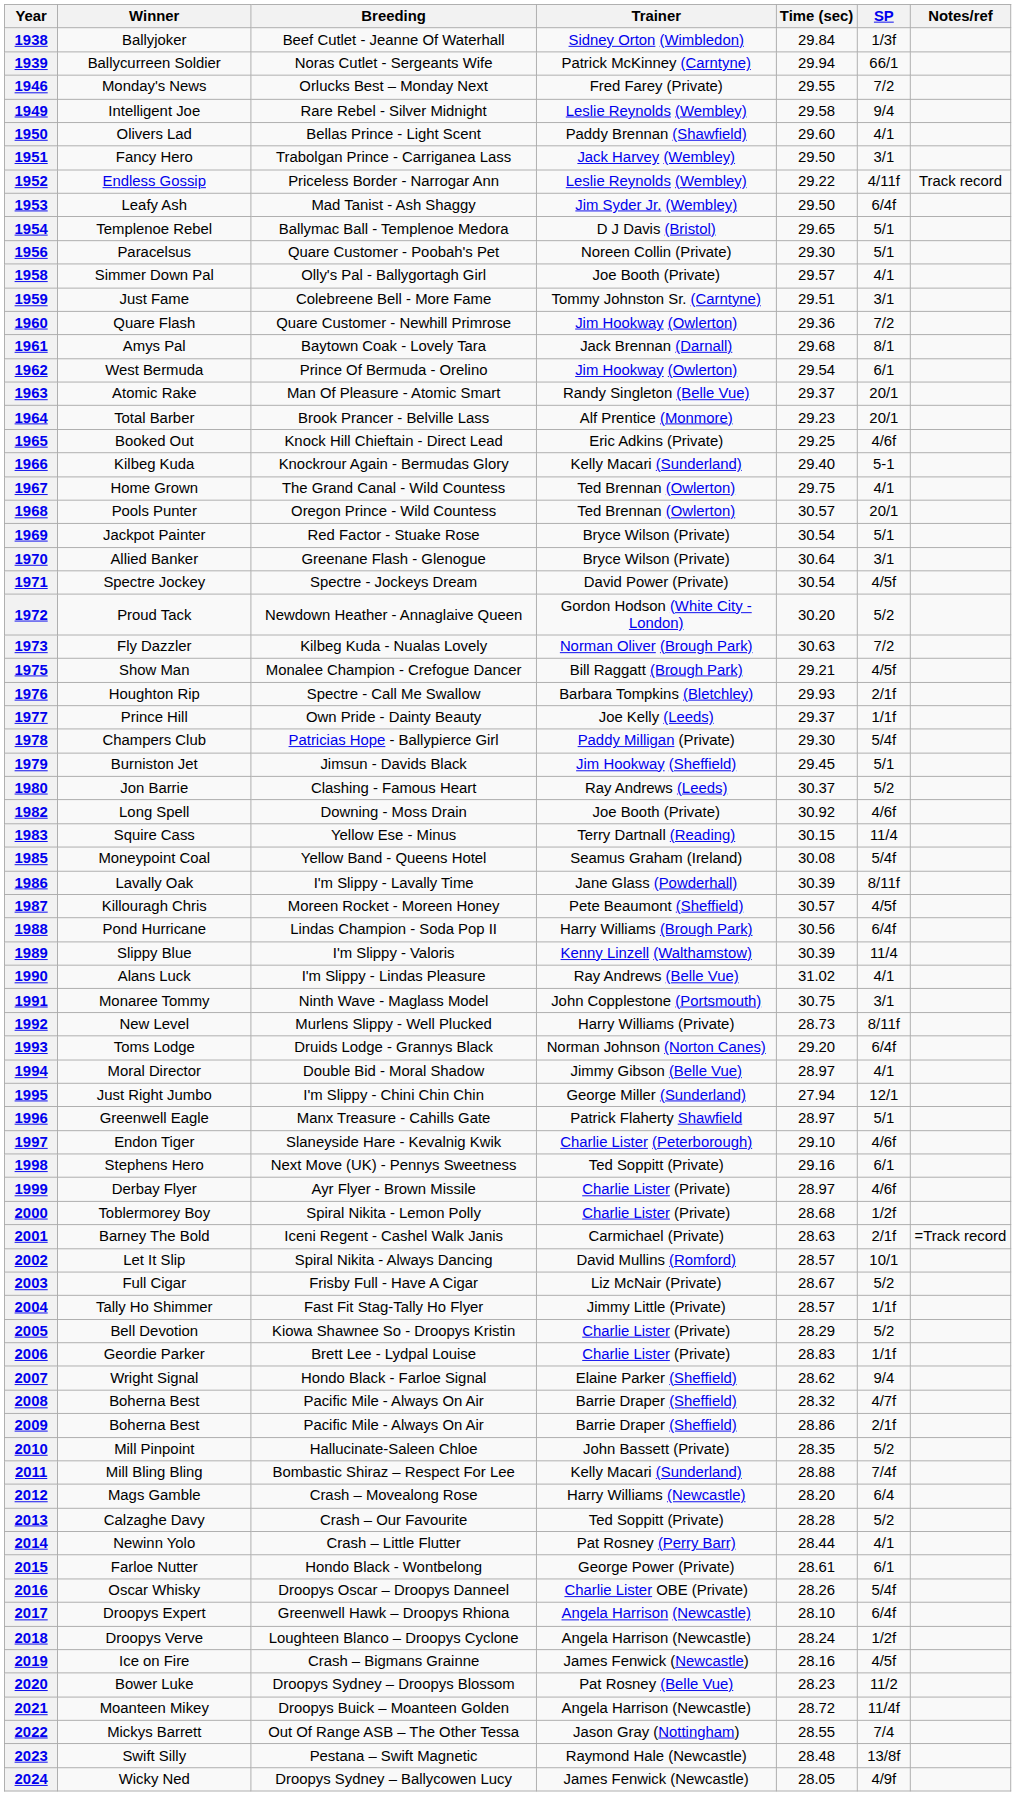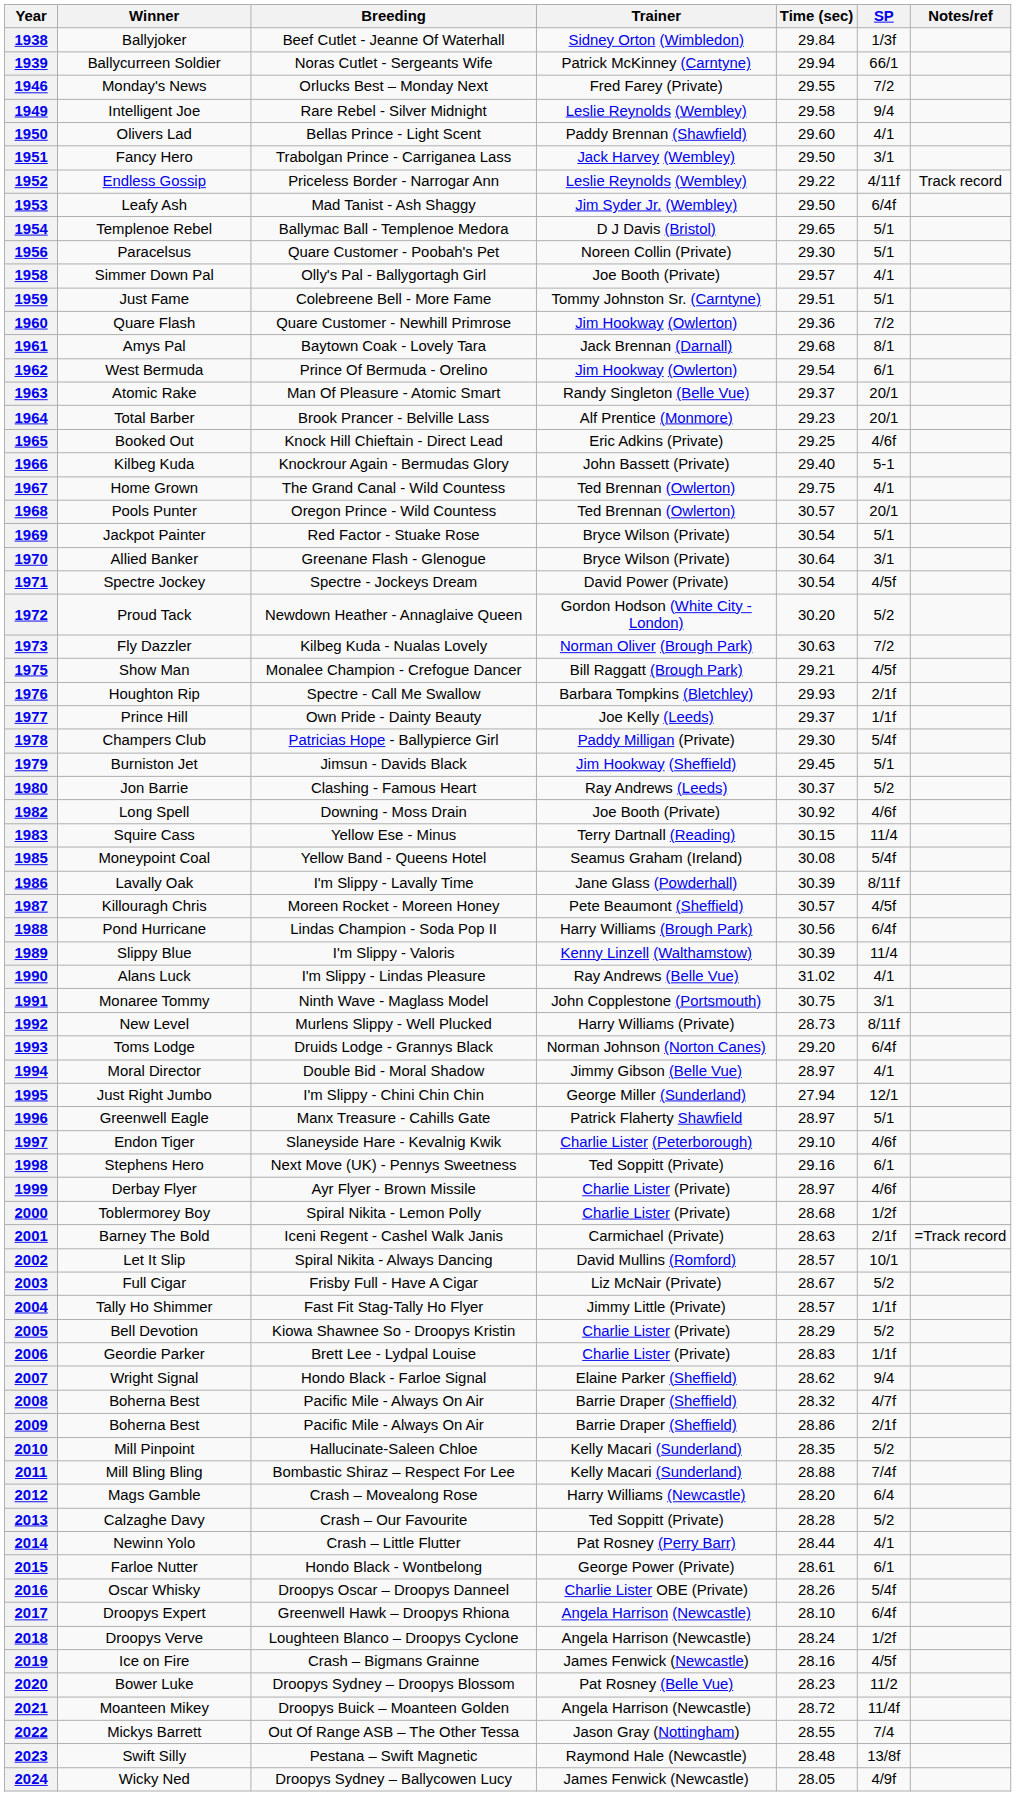(884, 299) 3/1 -> (884, 299) 5/1
(656, 464) Kelly Macari (Sunderland) -> (656, 464) John Bassett (Private)
(656, 1448) John Bassett (Private) -> (656, 1448) Kelly Macari (Sunderland)
